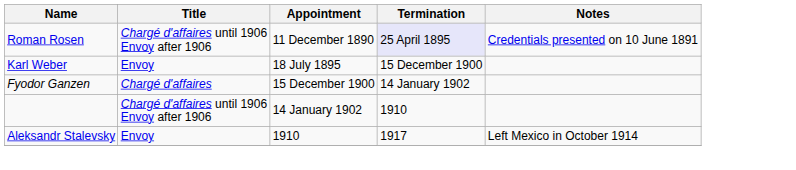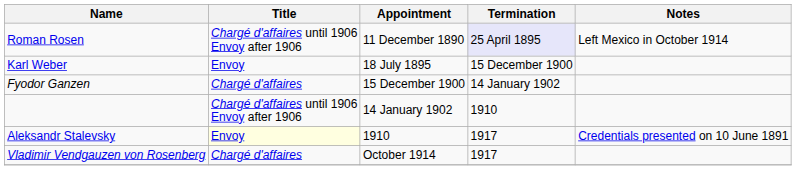(593, 39) Credentials presented on 10 June 1891 -> (653, 39) Left Mexico in October 1914
(137, 136) no background -> (228, 136) lightyellow background
(563, 136) Left Mexico in October 1914 -> (683, 136) Credentials presented on 10 June 1891
+ row: (106, 155)
